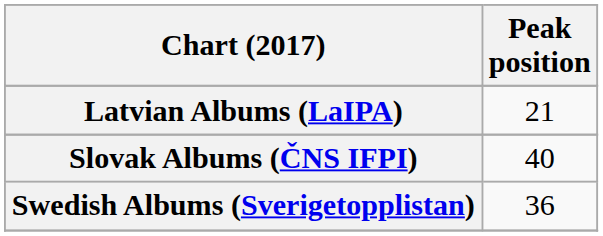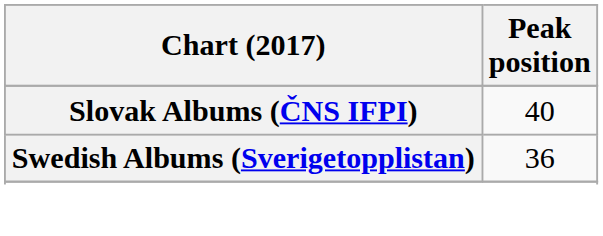- row: (243, 109)
